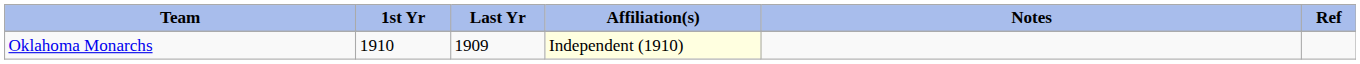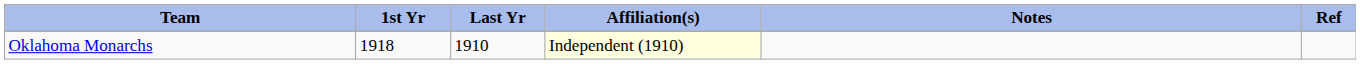(377, 45) 1910 -> (377, 45) 1918
(472, 45) 1909 -> (472, 45) 1910
